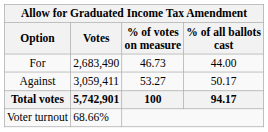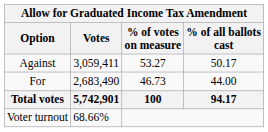rows swapped: (37, 63) <-> (37, 81)
